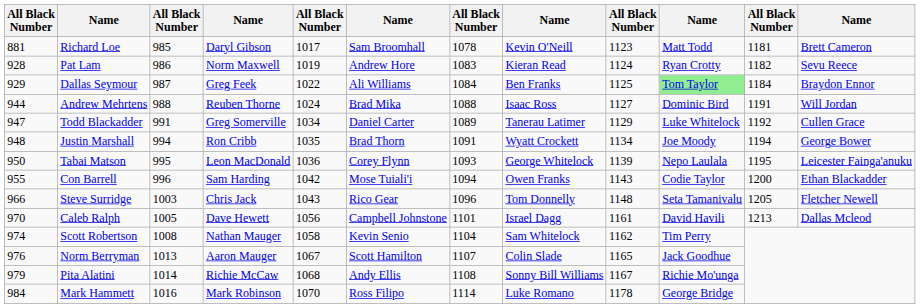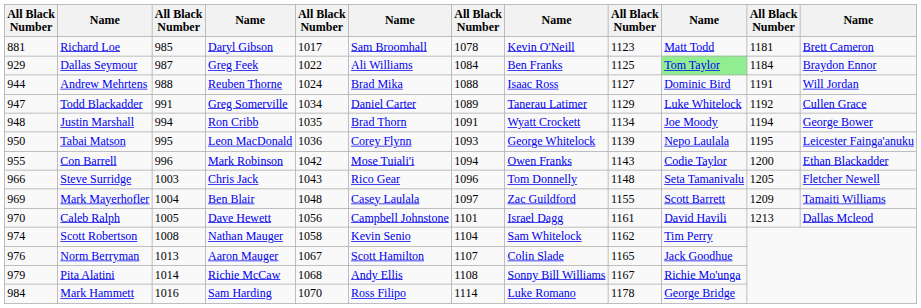- row: (81, 65)
(238, 179) Sam Harding -> (246, 160) Mark Robinson
+ row: (105, 198)
(244, 293) Mark Robinson -> (240, 293) Sam Harding
